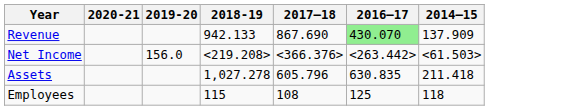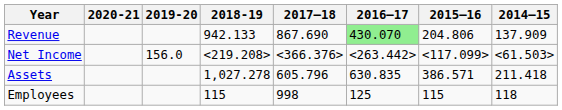+ column: (455, 15)
(287, 95) 108 -> (287, 95) 998
